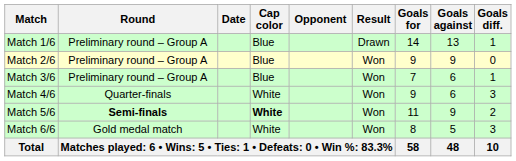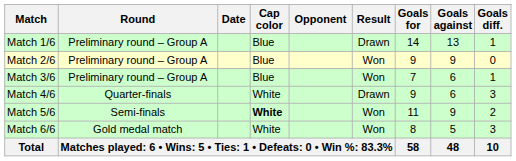(374, 94) Won -> (374, 94) Drawn
(138, 112) bold -> (138, 112) normal
